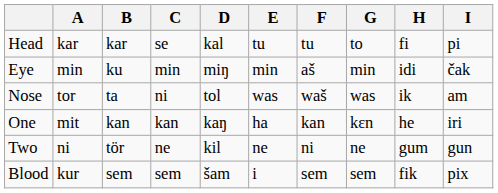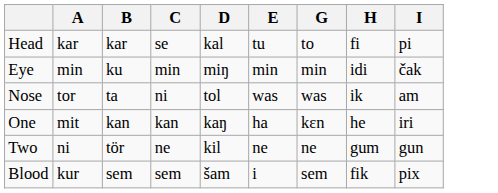- column: (322, 17)
